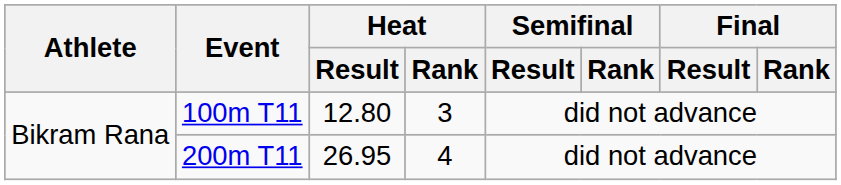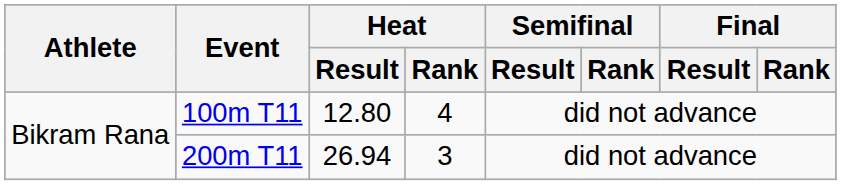(445, 112) 3 -> (445, 112) 4
(357, 156) 26.95 -> (357, 156) 26.94
(445, 156) 4 -> (445, 156) 3
